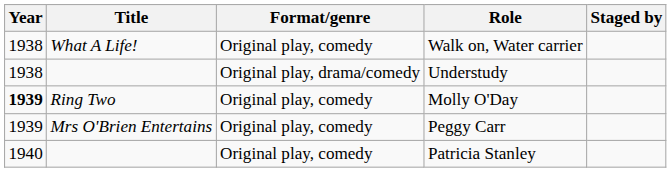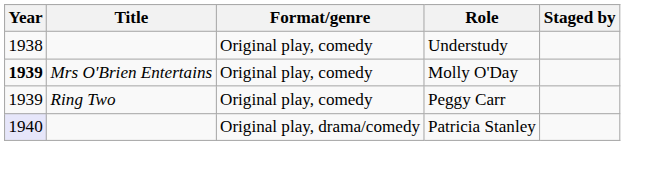- row: (505, 45)
(320, 72) Original play, drama/comedy -> (296, 45) Original play, comedy
(83, 99) Ring Two -> (131, 72) Mrs O'Brien Entertains
(131, 126) Mrs O'Brien Entertains -> (83, 99) Ring Two
(26, 153) no background -> (26, 126) lavender background
(296, 153) Original play, comedy -> (320, 126) Original play, drama/comedy
